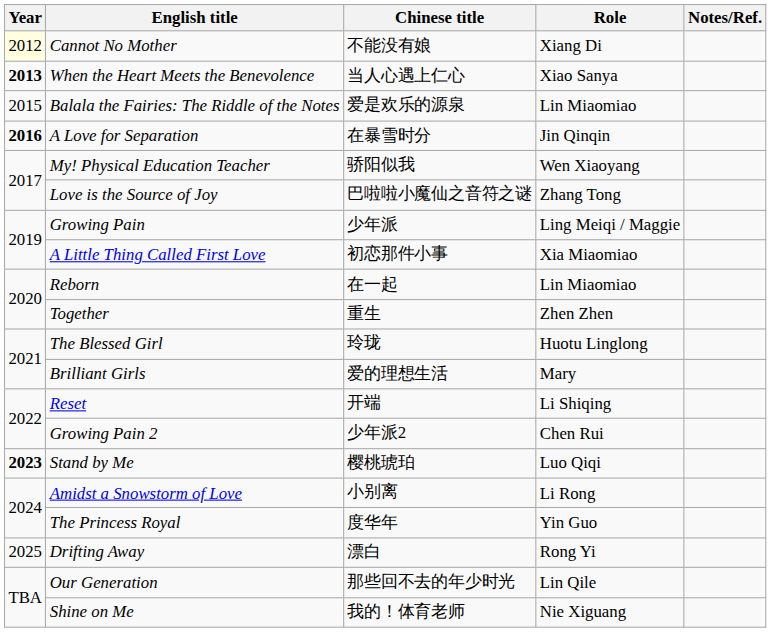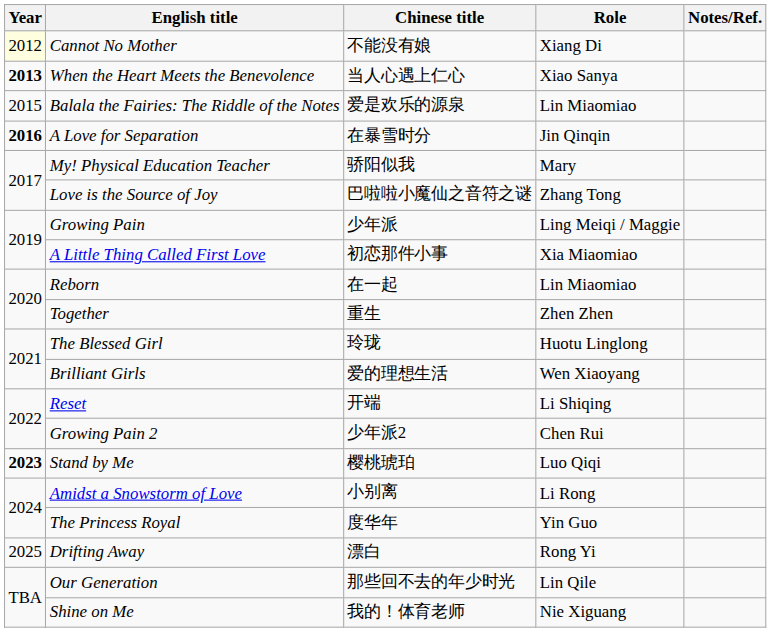(590, 165) Wen Xiaoyang -> (558, 165) Mary
(558, 373) Mary -> (590, 373) Wen Xiaoyang
